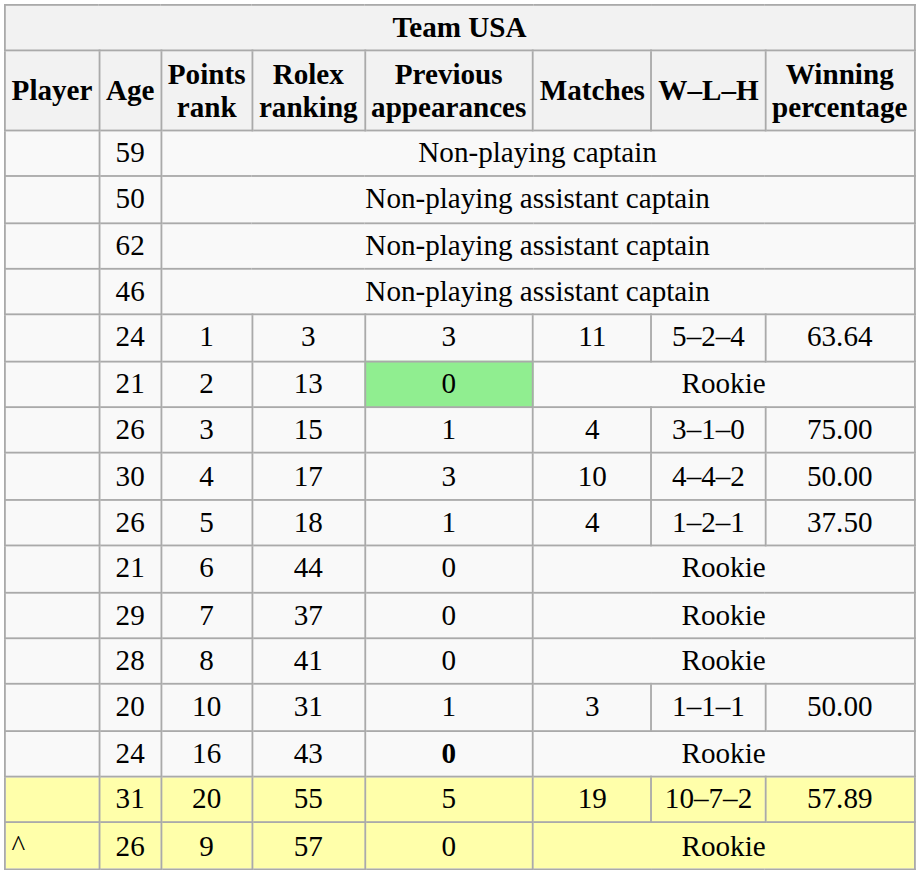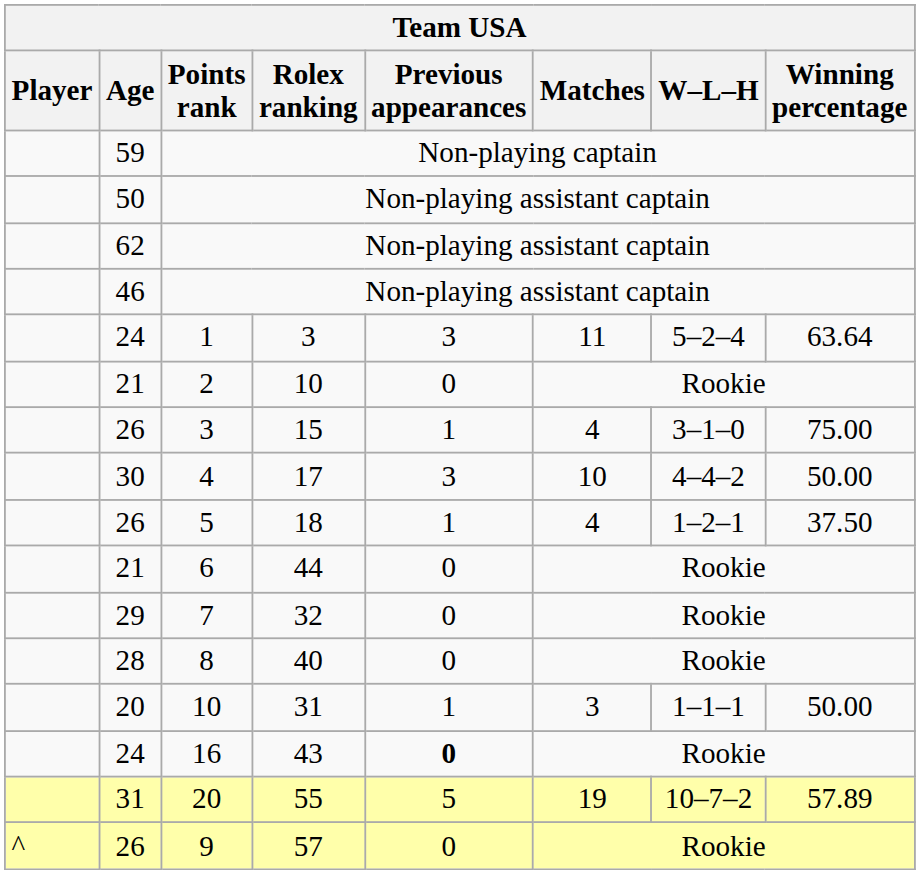(308, 383) 13 -> (308, 383) 10
(449, 383) lightgreen background -> (449, 383) no background
(308, 614) 37 -> (308, 614) 32
(308, 660) 41 -> (308, 660) 40
